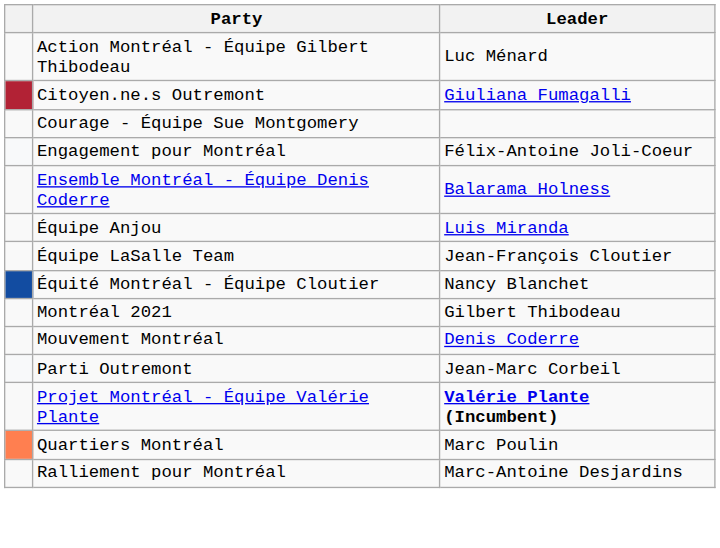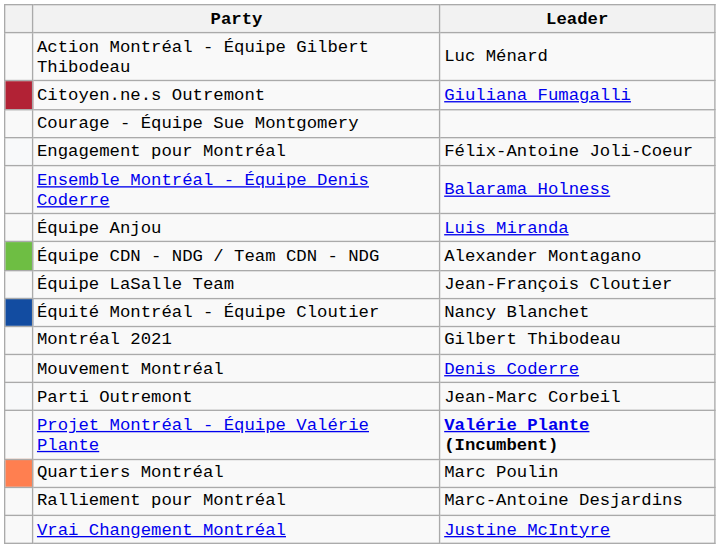+ row: (208, 256)
+ row: (161, 529)
